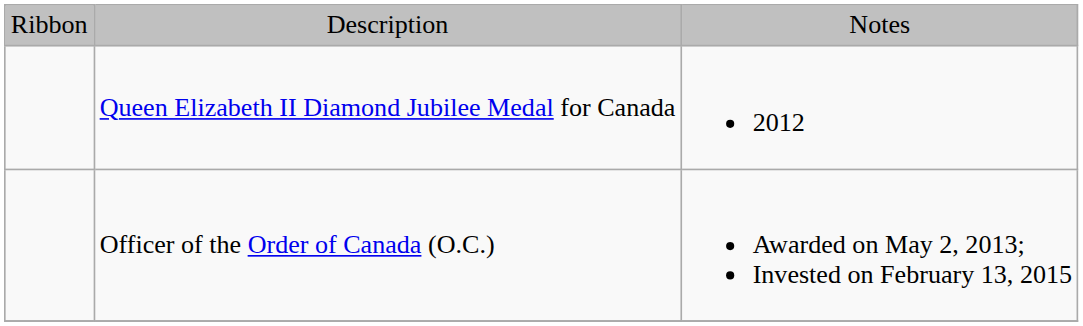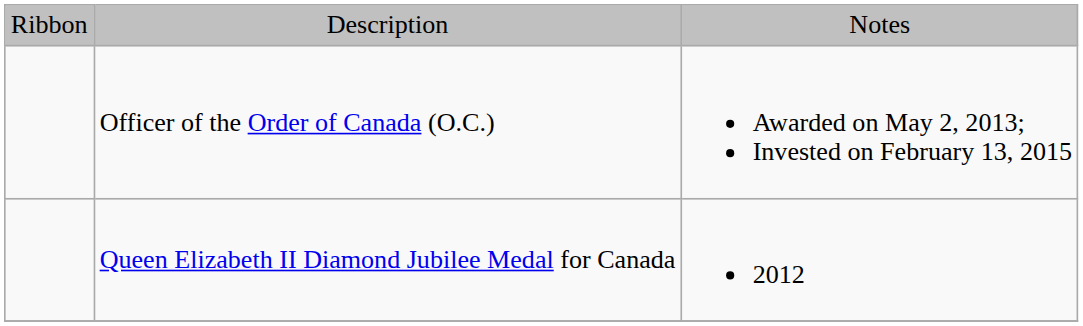rows swapped: (297, 244) <-> (388, 107)
